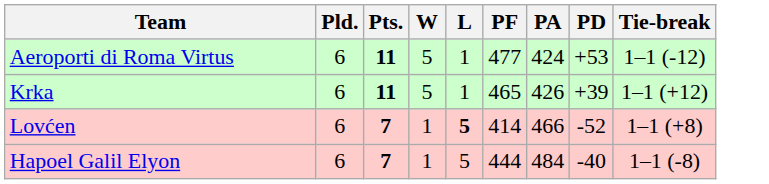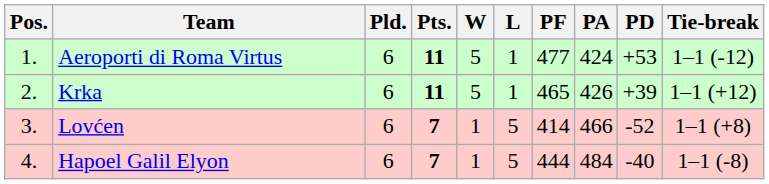+ column: (29, 21)
(465, 126) bold -> (513, 126) normal
